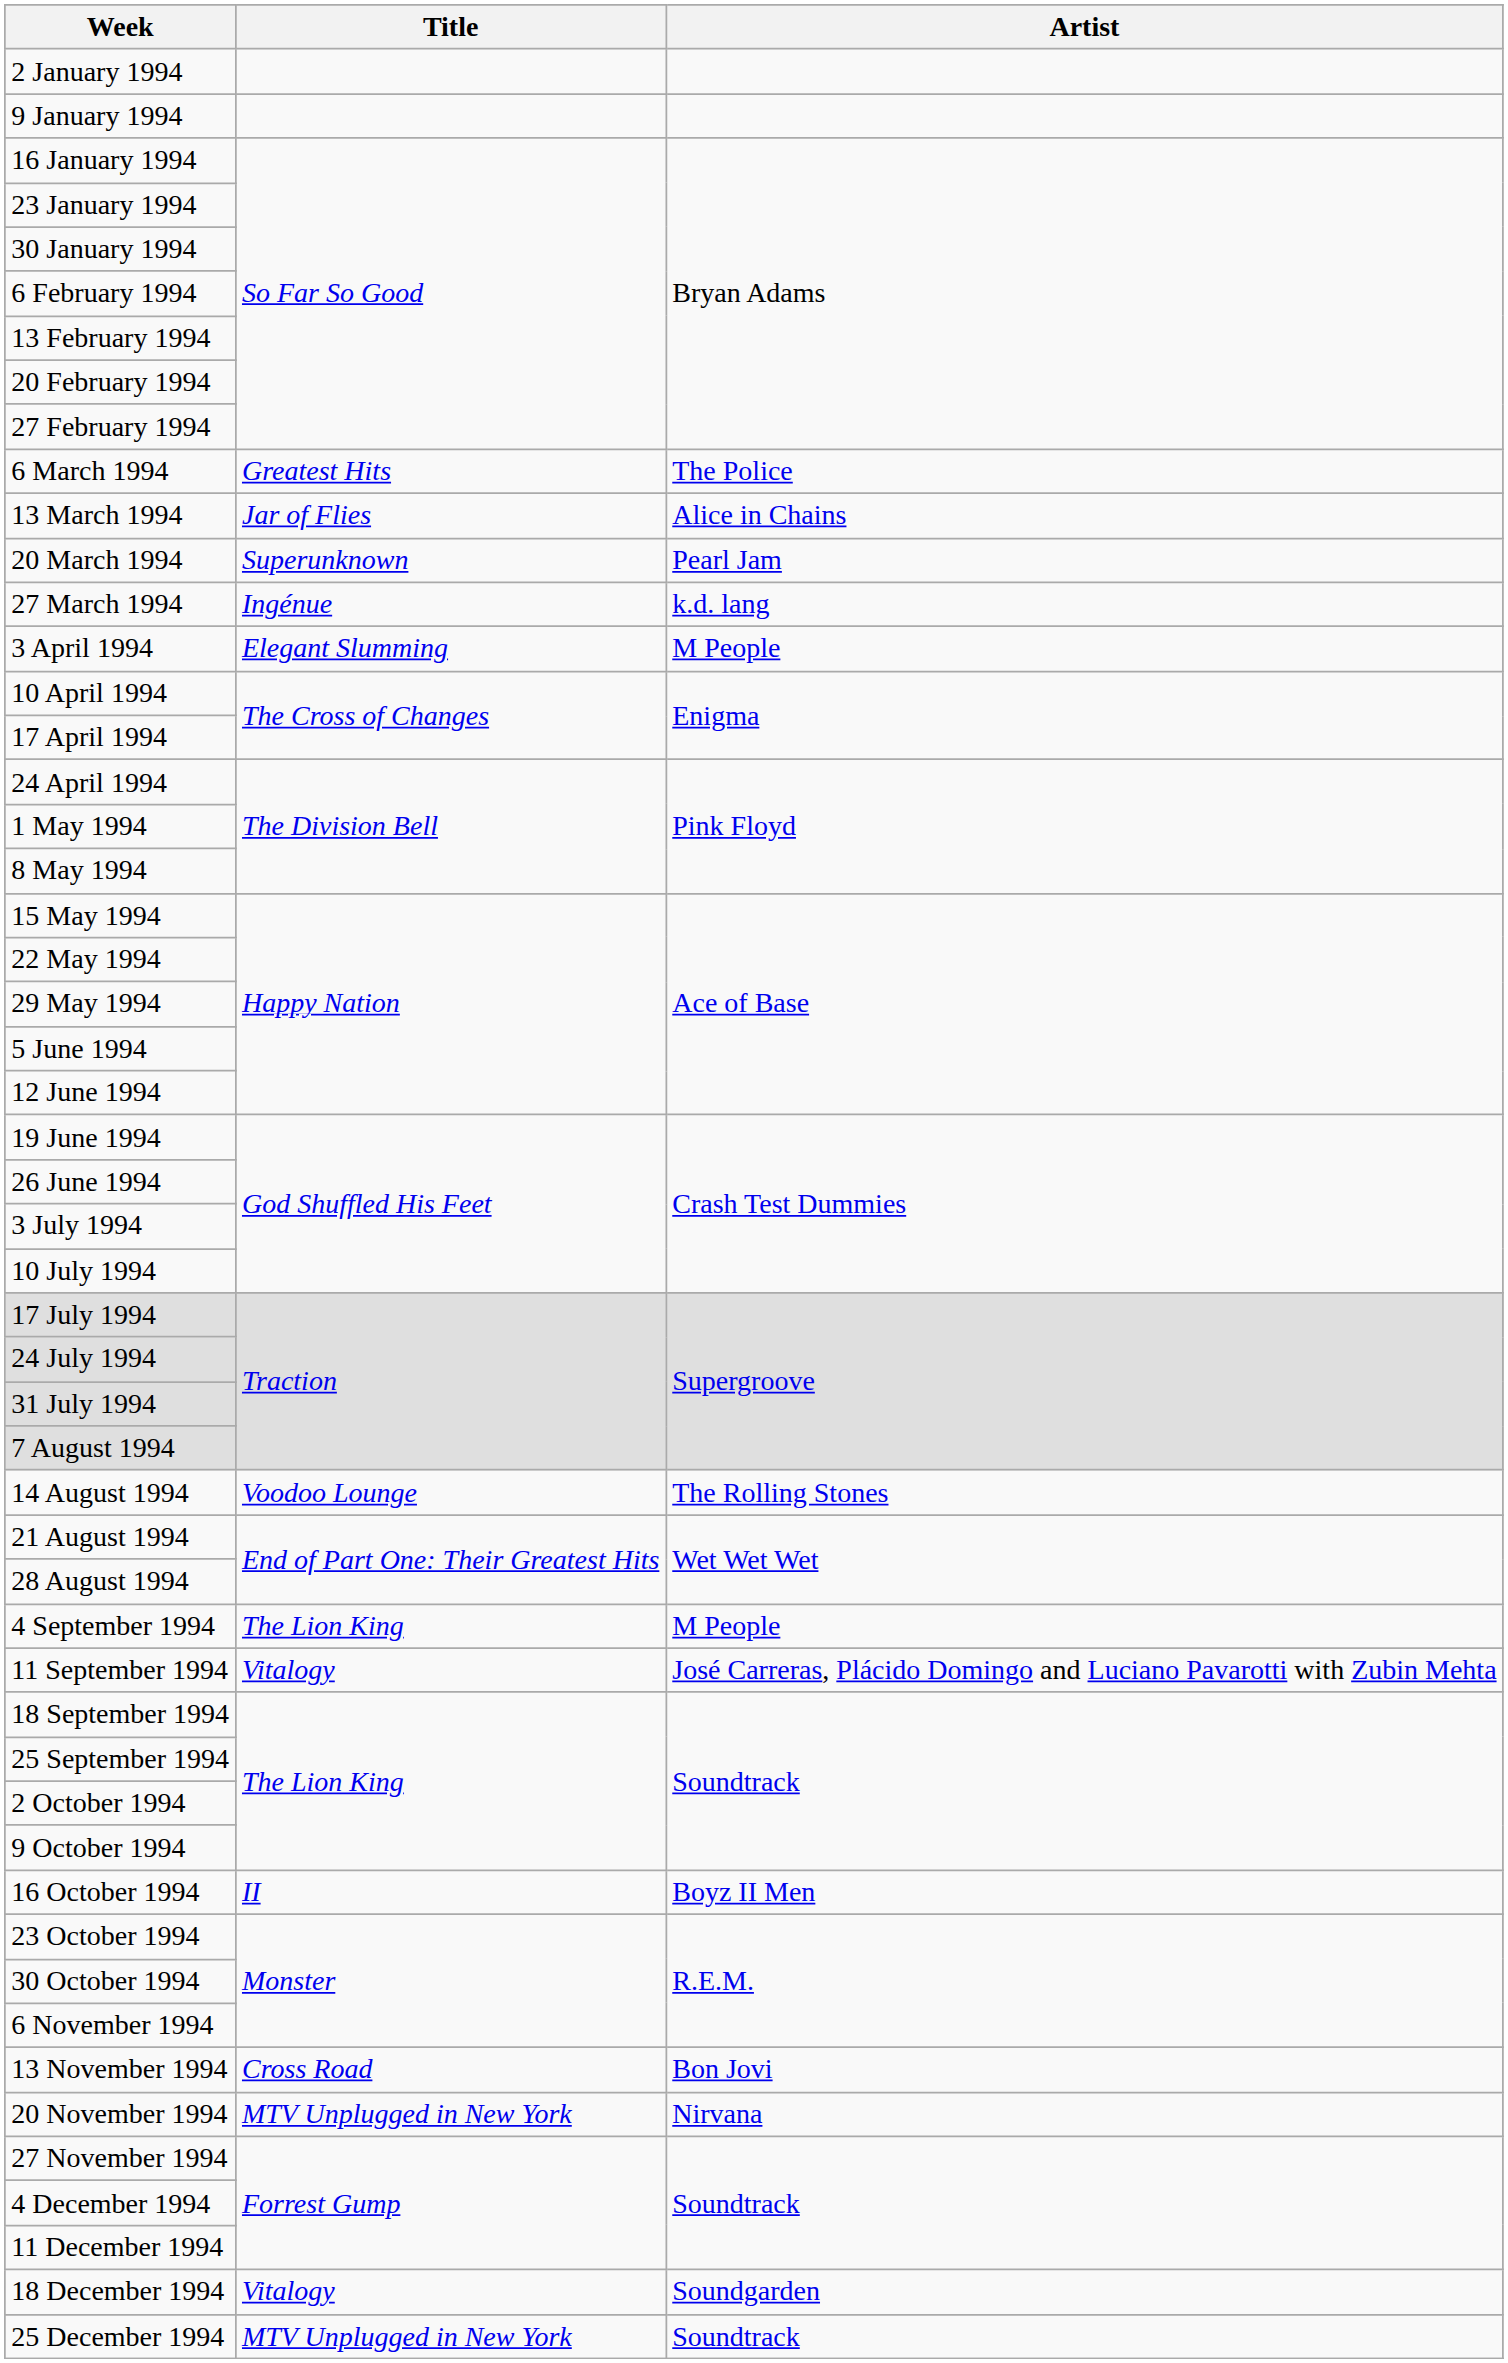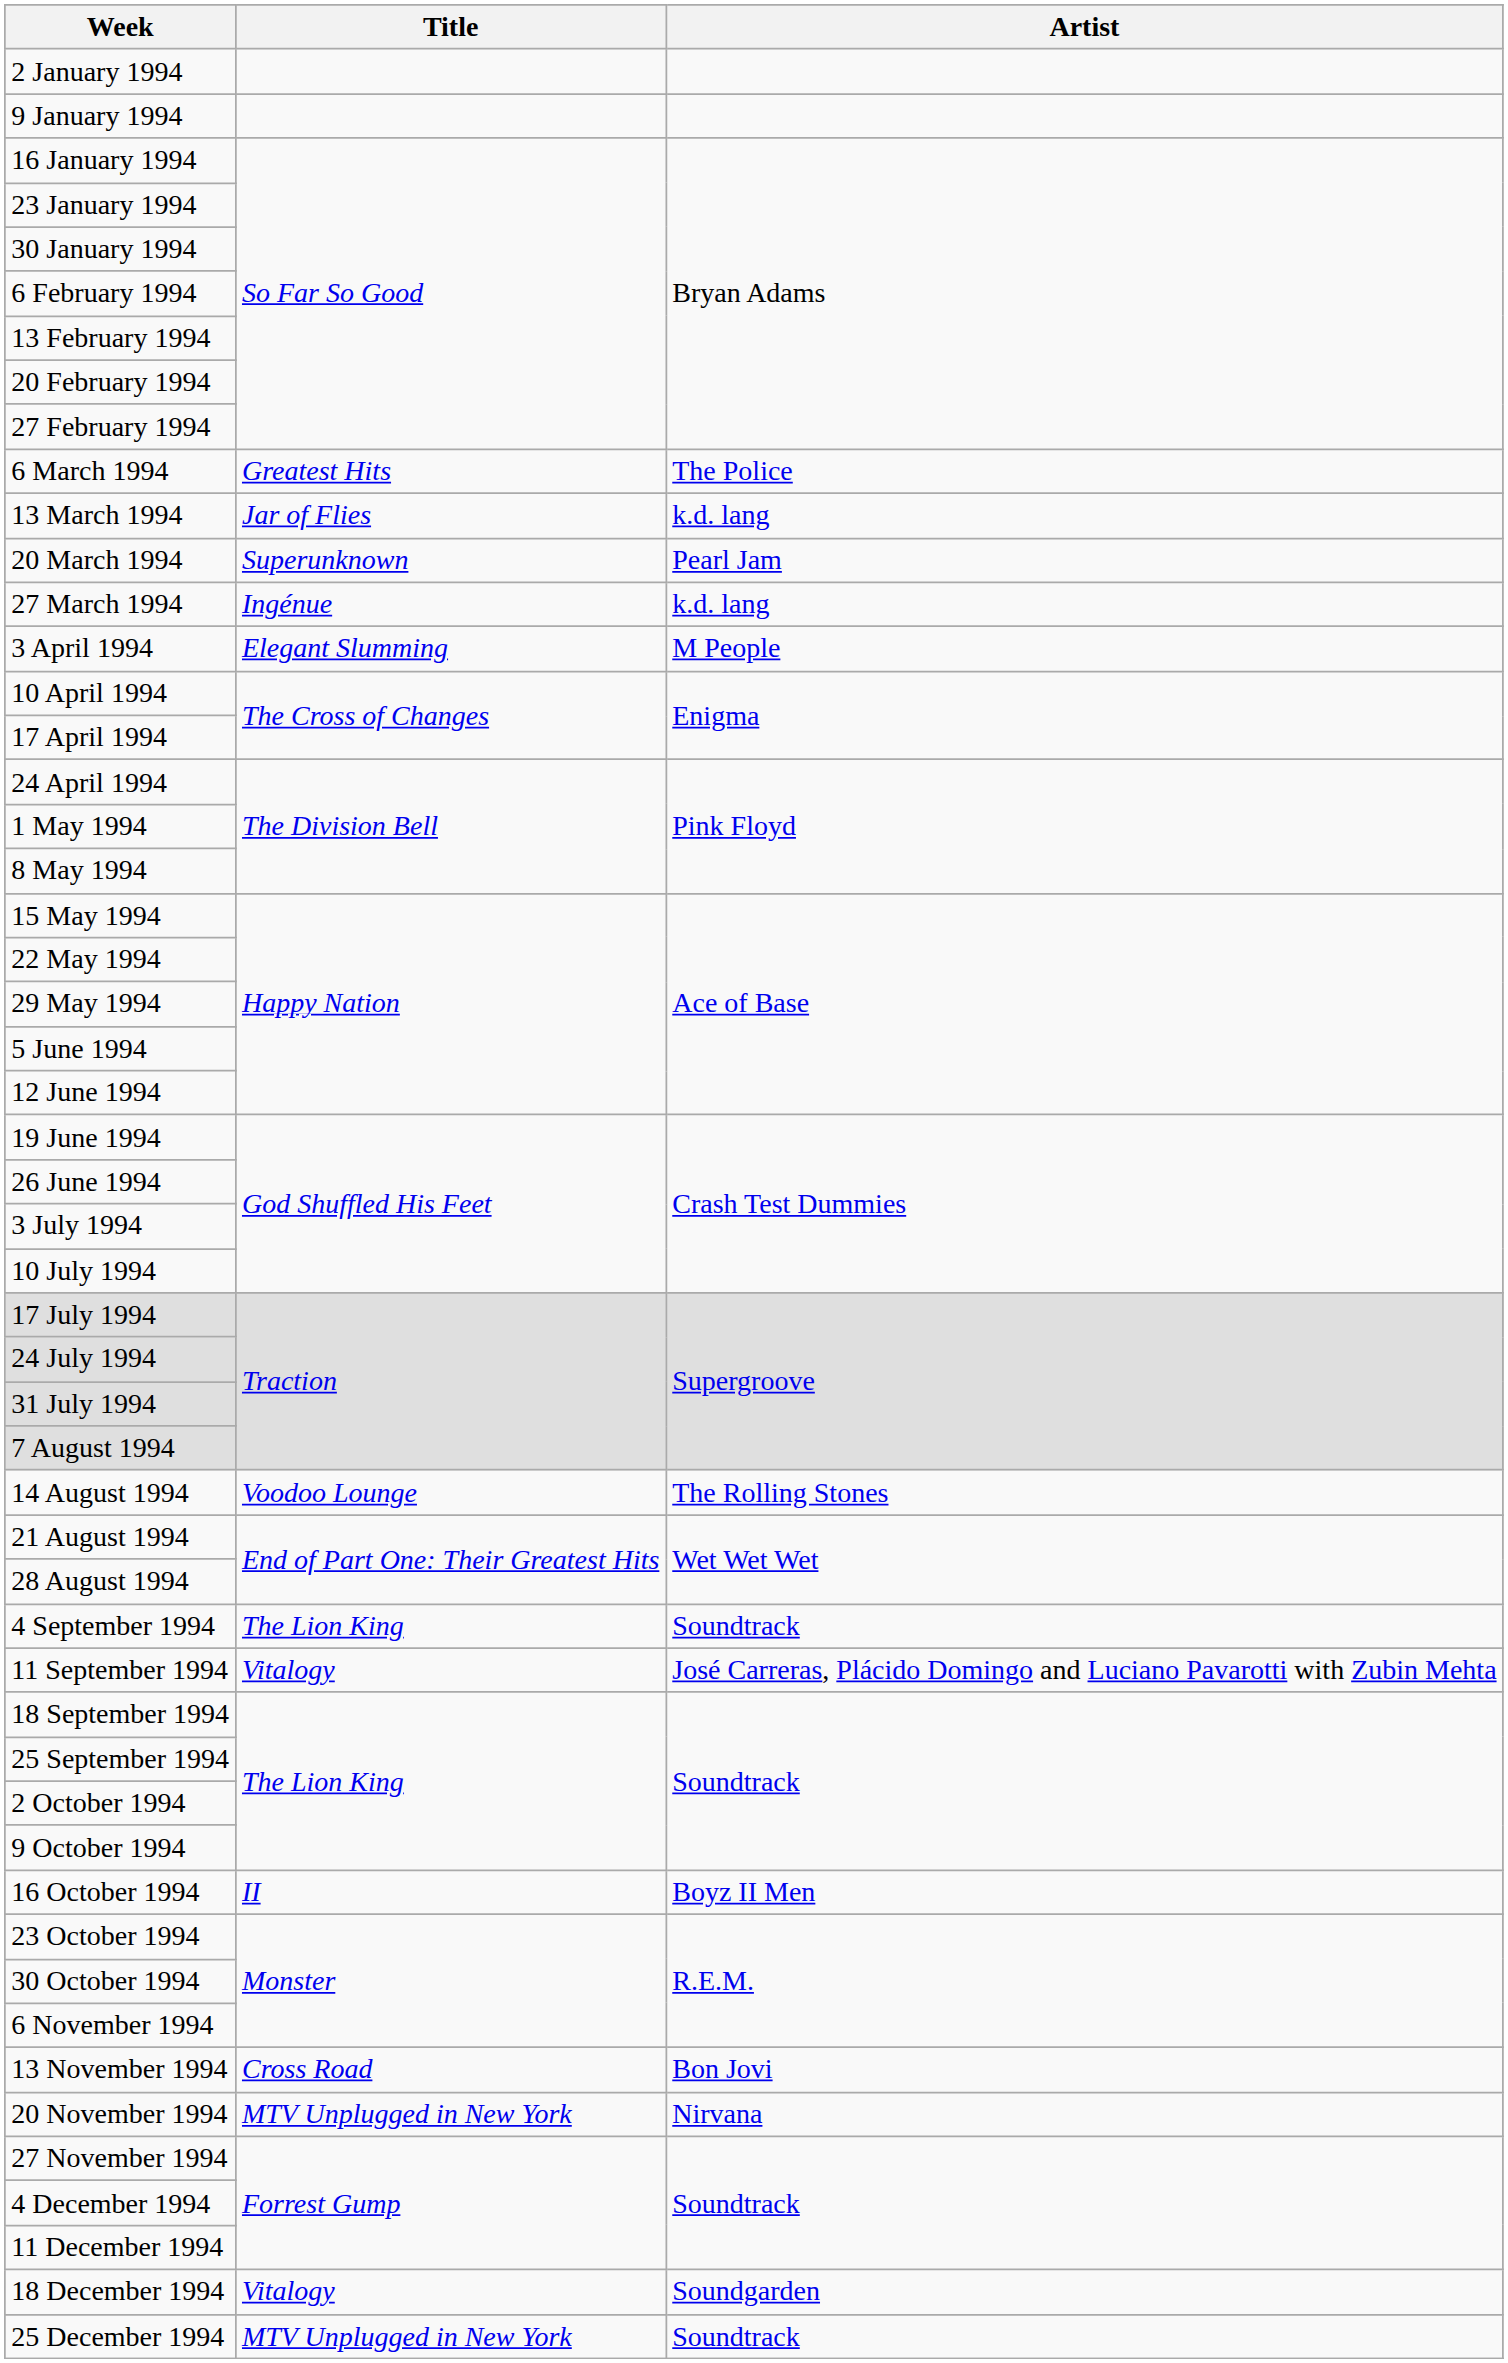(759, 515) Alice in Chains -> (721, 515) k.d. lang
(726, 1625) M People -> (736, 1625) Soundtrack
